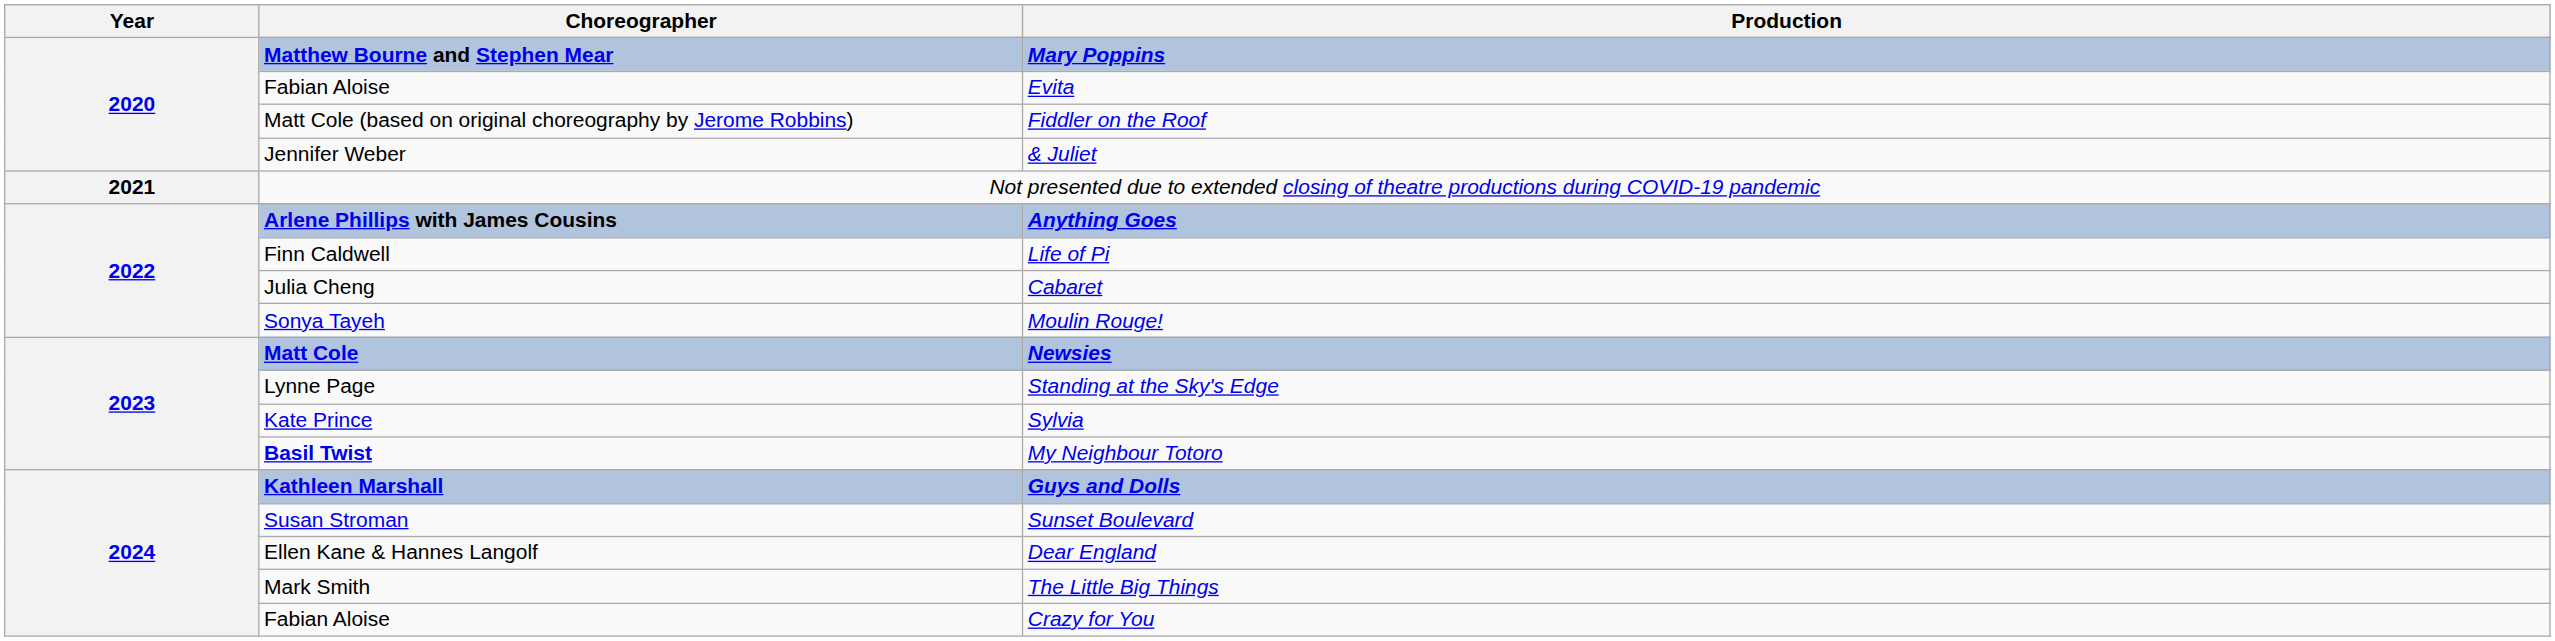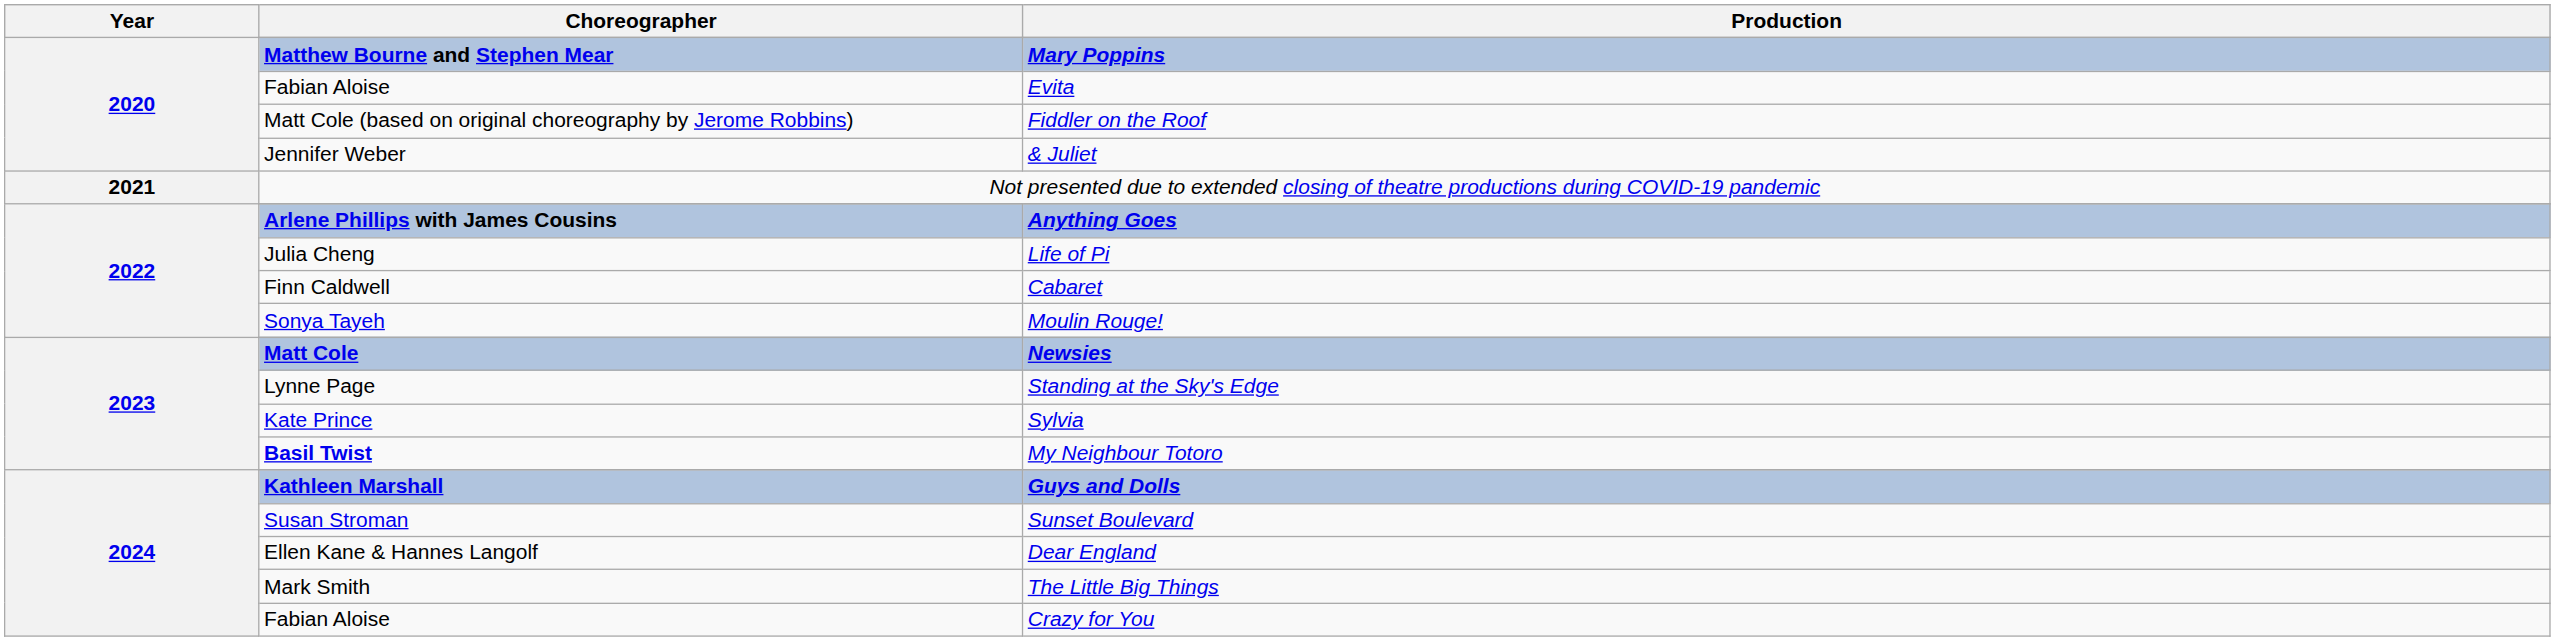(327, 253) Finn Caldwell -> (319, 253) Julia Cheng
(319, 287) Julia Cheng -> (327, 287) Finn Caldwell
